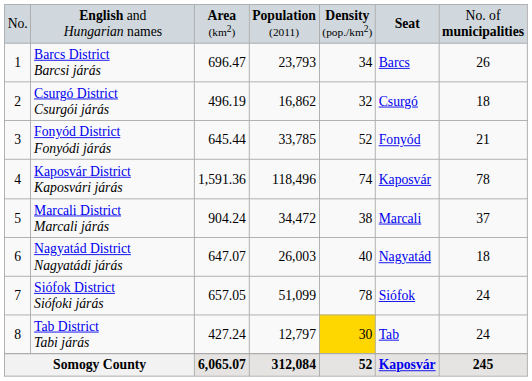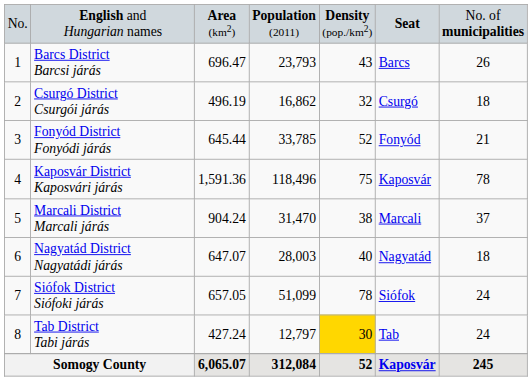(366, 63) 34 -> (366, 63) 43
(366, 179) 74 -> (366, 179) 75
(297, 218) 34,472 -> (297, 218) 31,470
(297, 256) 26,003 -> (297, 256) 28,003
